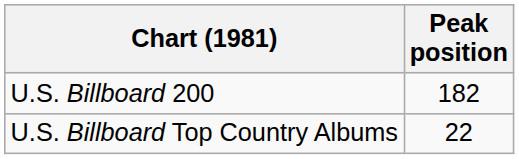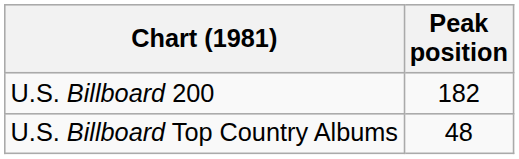(459, 133) 22 -> (459, 133) 48
